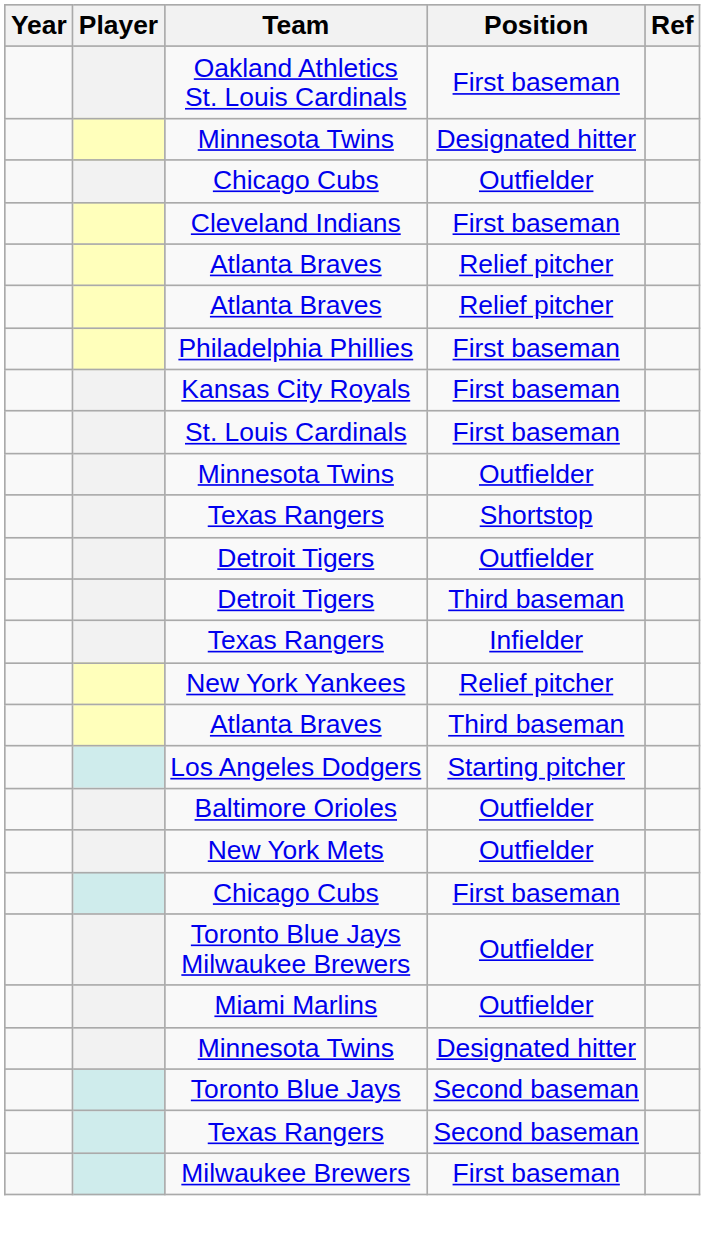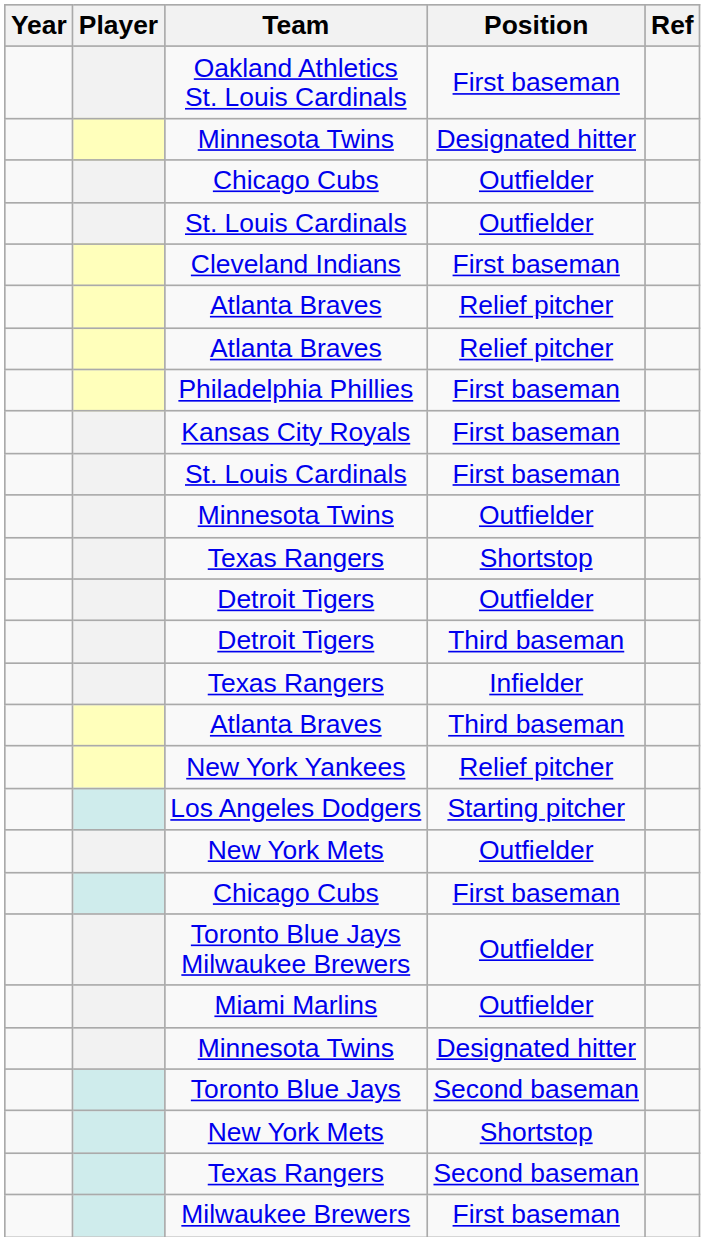+ row: (296, 222)
rows swapped: (296, 725) <-> (296, 683)
- row: (296, 808)
+ row: (296, 1131)
